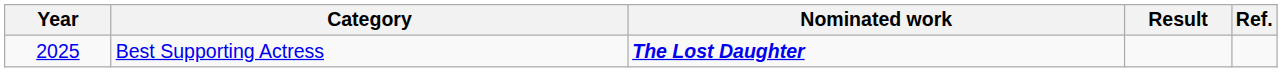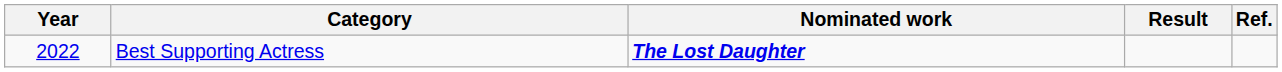(58, 50) 2025 -> (58, 50) 2022
